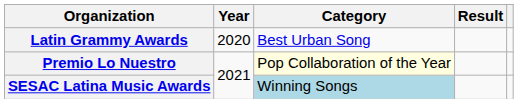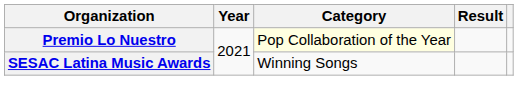- row: (109, 39)
(307, 87) lightblue background -> (307, 63) no background
